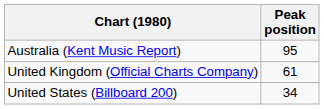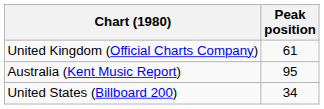rows swapped: (94, 51) <-> (133, 72)
